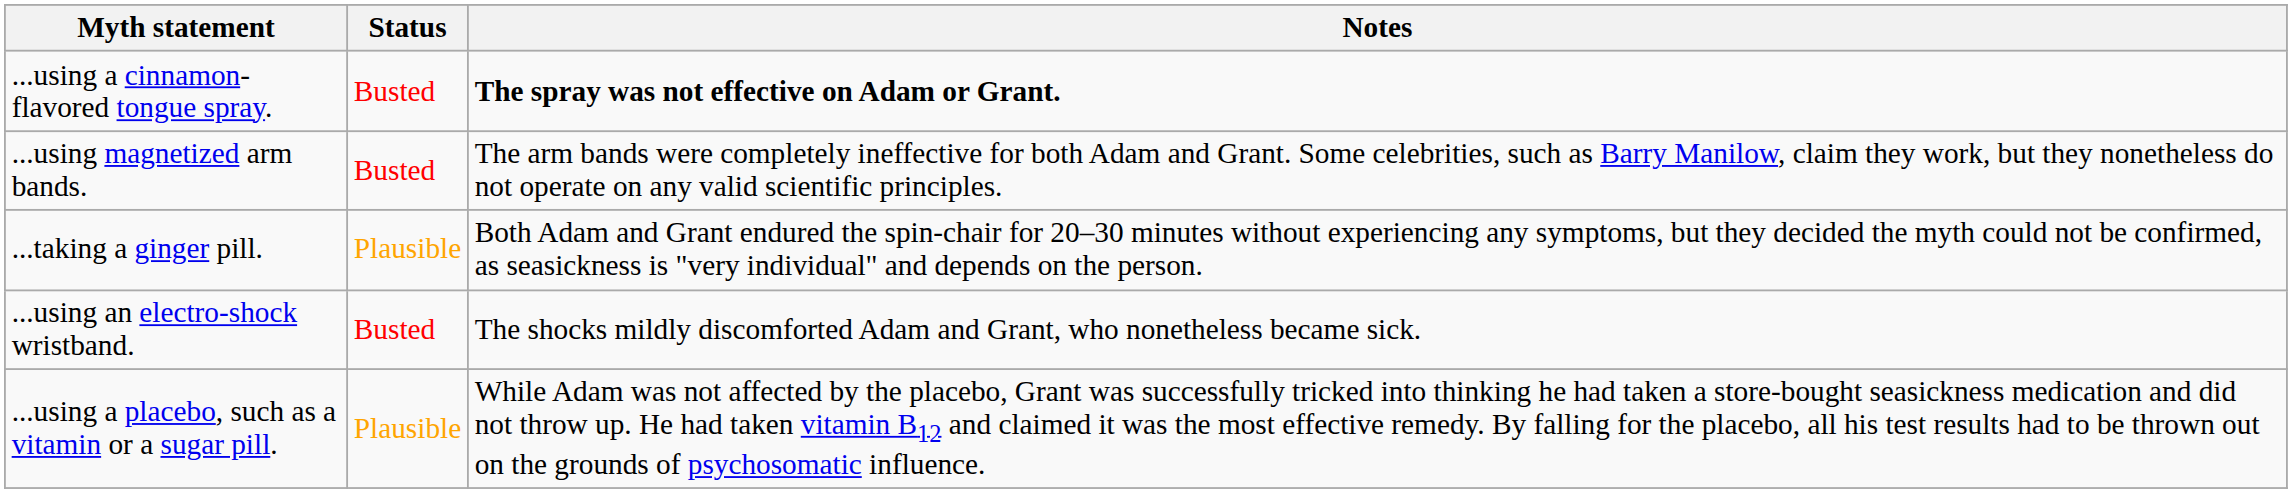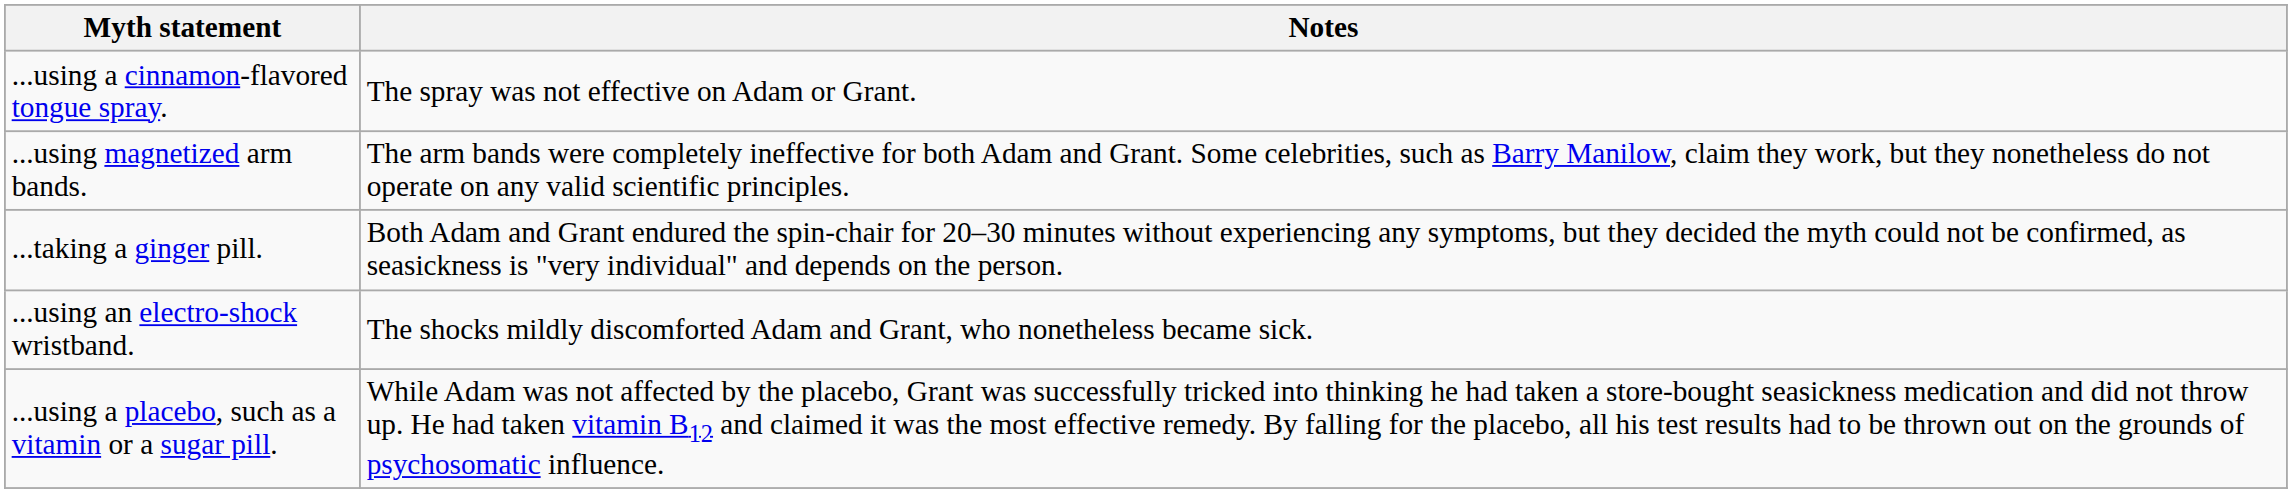- column: (407, 27)
(768, 90) bold -> (642, 90) normal
